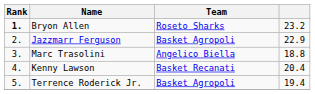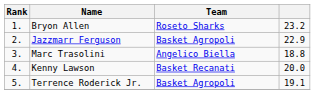(17, 26) bold -> (17, 26) normal
(294, 68) 20.4 -> (294, 68) 20.0
(294, 82) 19.4 -> (294, 82) 19.1
